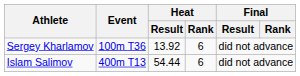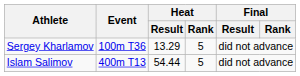(167, 46) 13.92 -> (167, 46) 13.29
(201, 46) 6 -> (201, 46) 5
(201, 63) 6 -> (201, 63) 5
